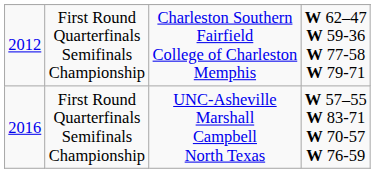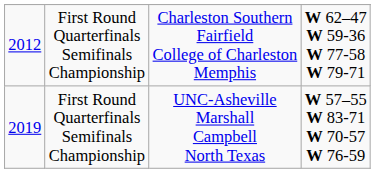(25, 127) 2016 -> (25, 127) 2019
